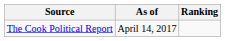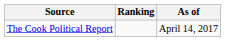columns swapped: (200, 12) <-> (147, 12)
